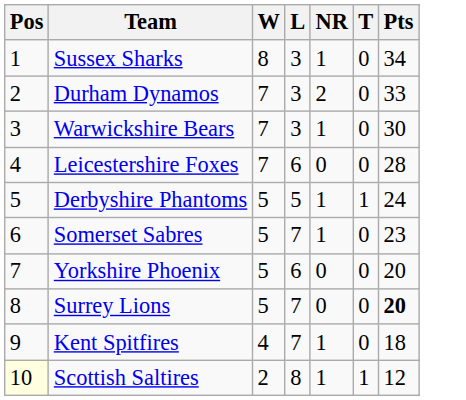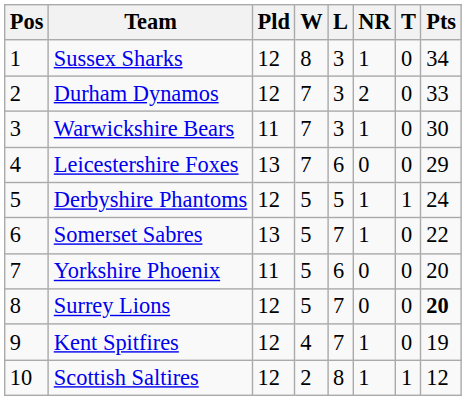+ column: (274, 22)
(395, 164) 28 -> (437, 164) 29
(395, 235) 23 -> (437, 235) 22
(395, 341) 18 -> (437, 341) 19
(21, 377) lightyellow background -> (21, 377) no background
